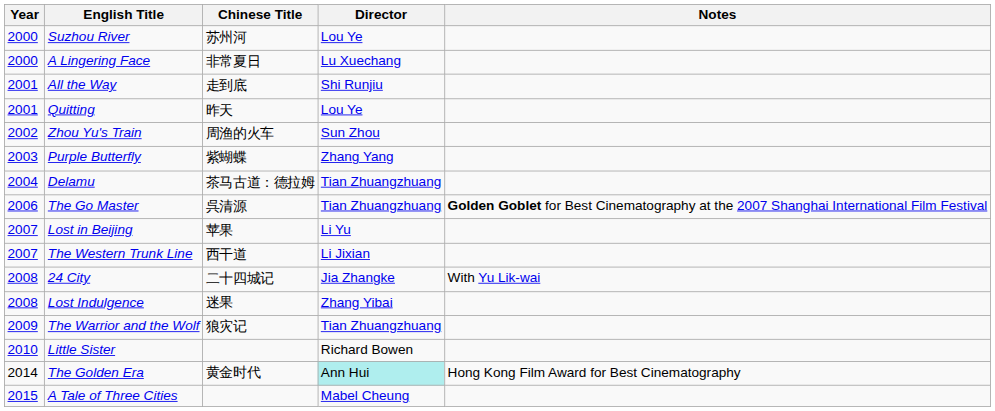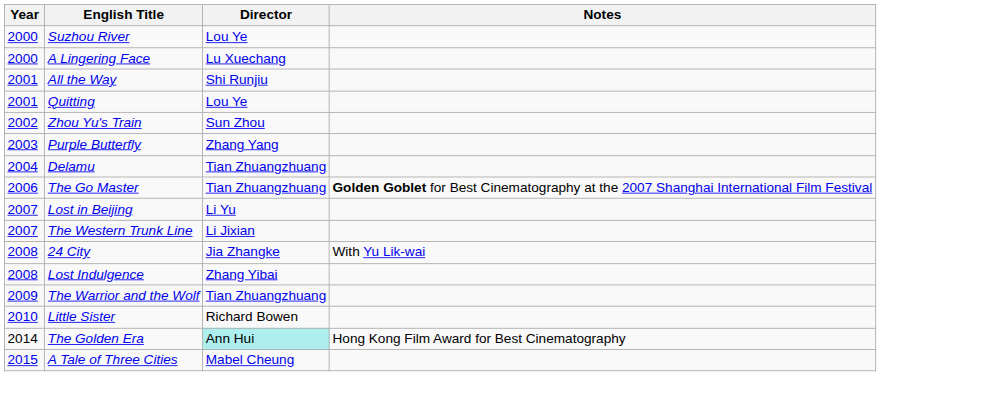- column: (260, 15)
